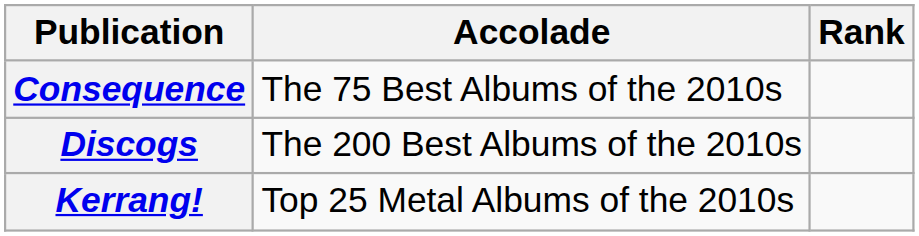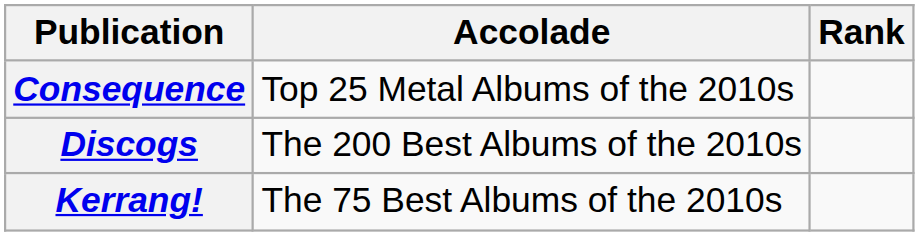(522, 88) The 75 Best Albums of the 2010s -> (528, 88) Top 25 Metal Albums of the 2010s
(528, 200) Top 25 Metal Albums of the 2010s -> (522, 200) The 75 Best Albums of the 2010s
